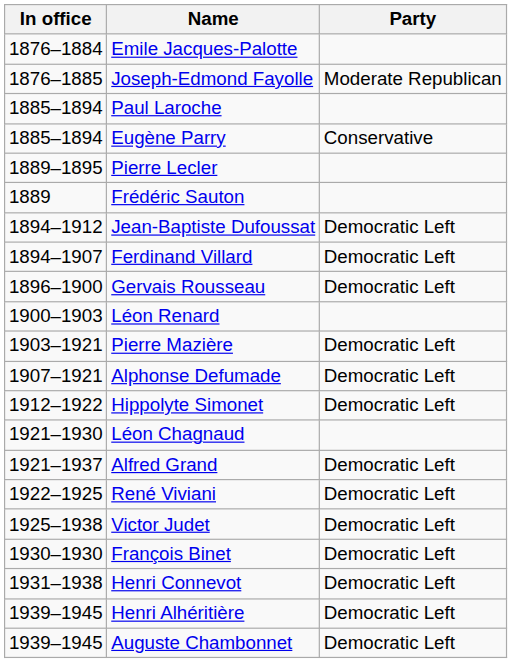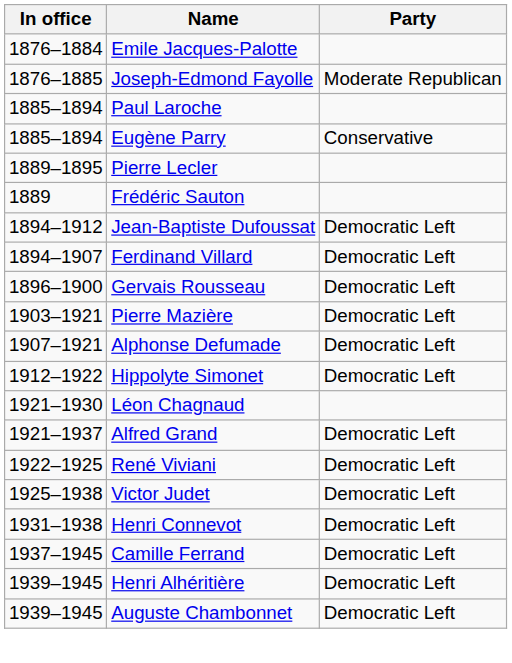- row: (165, 316)
- row: (171, 553)
+ row: (178, 553)
